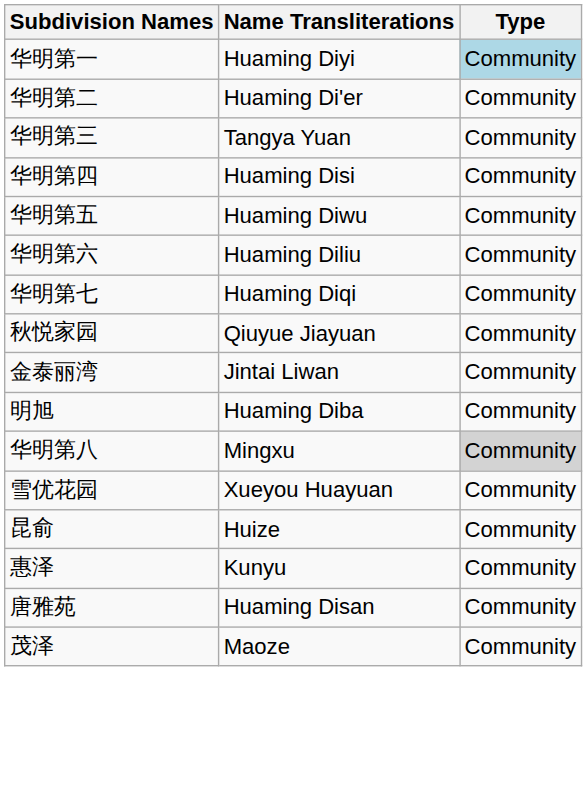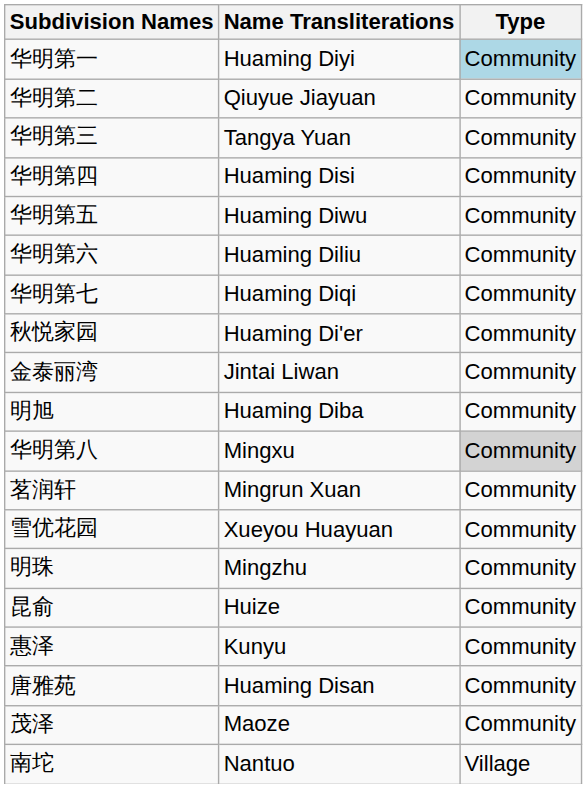(293, 98) Huaming Di'er -> (300, 98) Qiuyue Jiayuan
(300, 333) Qiuyue Jiayuan -> (293, 333) Huaming Di'er
+ row: (43, 489)
+ row: (32, 567)
+ row: (32, 763)
